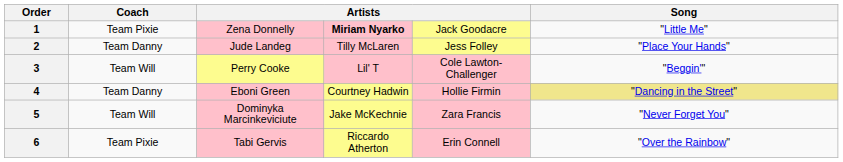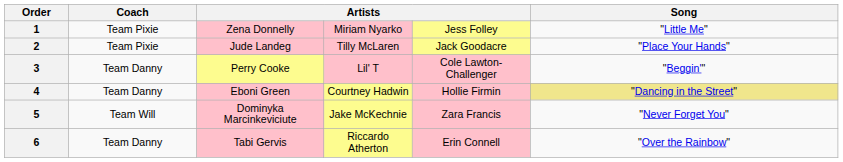(368, 29) bold -> (368, 29) normal
(471, 29) Jack Goodacre -> (471, 29) Jess Folley
(133, 46) Team Danny -> (133, 46) Team Pixie
(471, 46) Jess Folley -> (471, 46) Jack Goodacre
(133, 69) Team Will -> (133, 69) Team Danny
(133, 143) Team Pixie -> (133, 143) Team Danny
